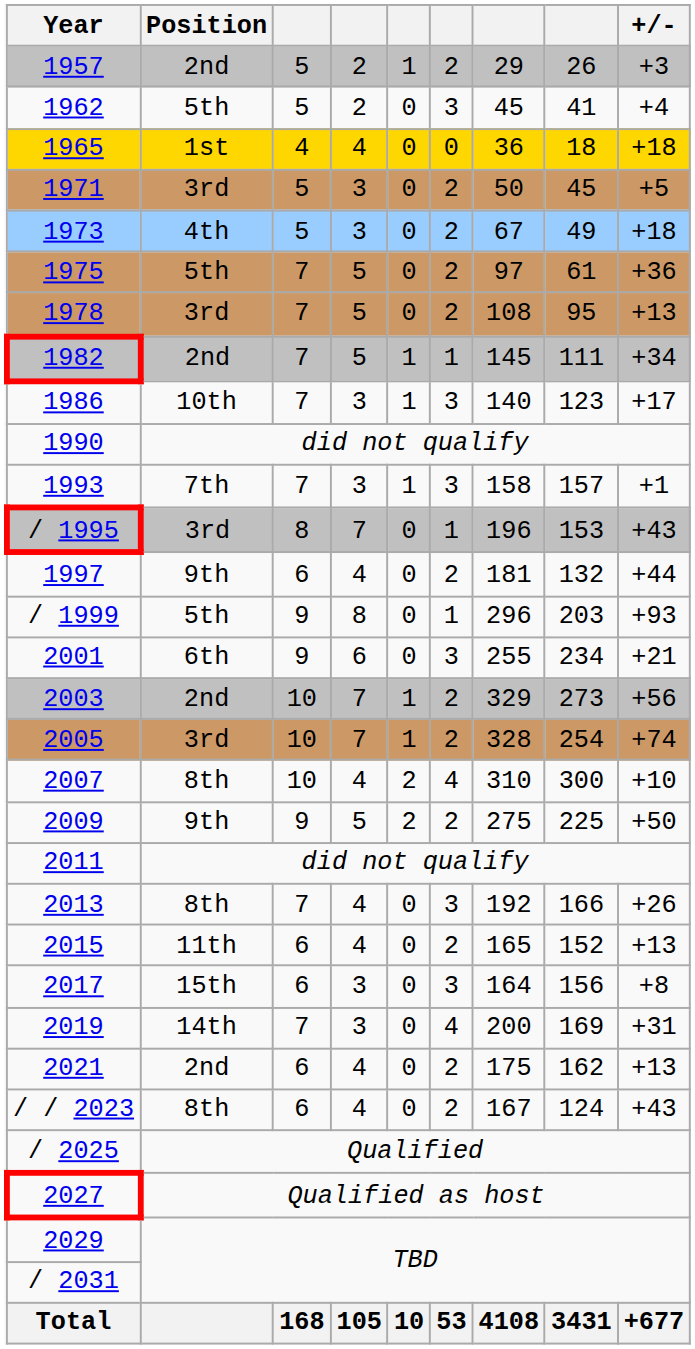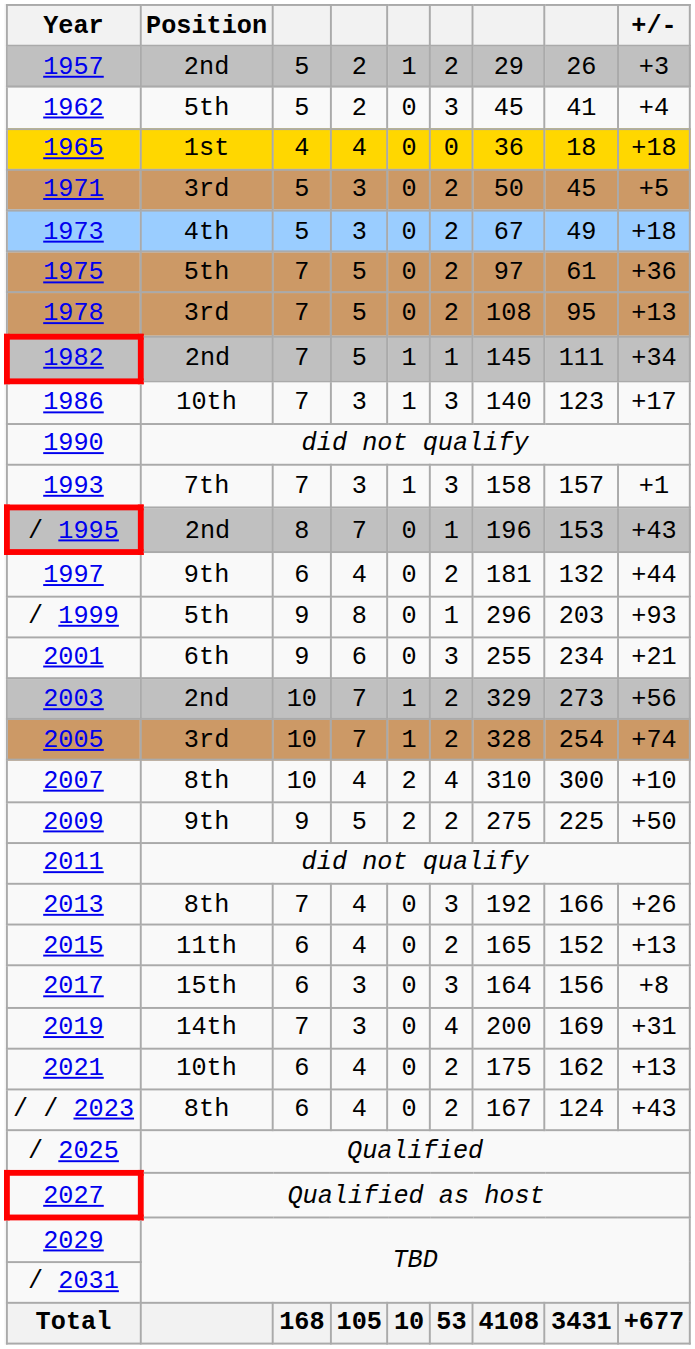(208, 530) 3rd -> (208, 530) 2nd
(207, 1069) 2nd -> (207, 1069) 10th
